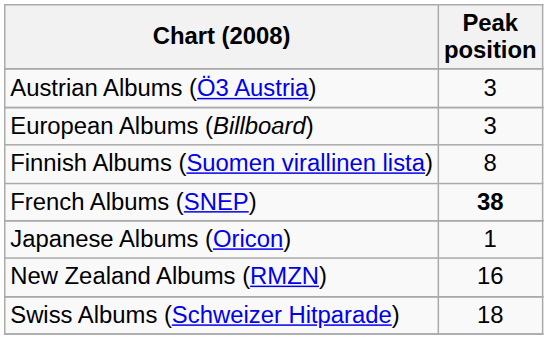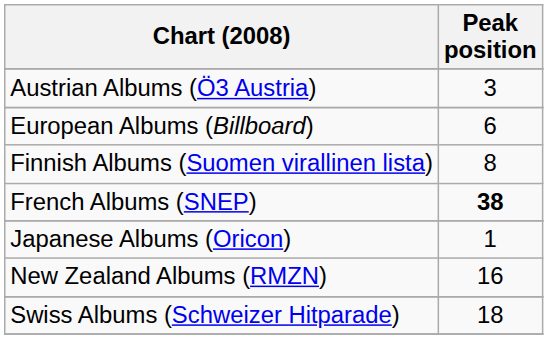(490, 125) 3 -> (490, 125) 6
